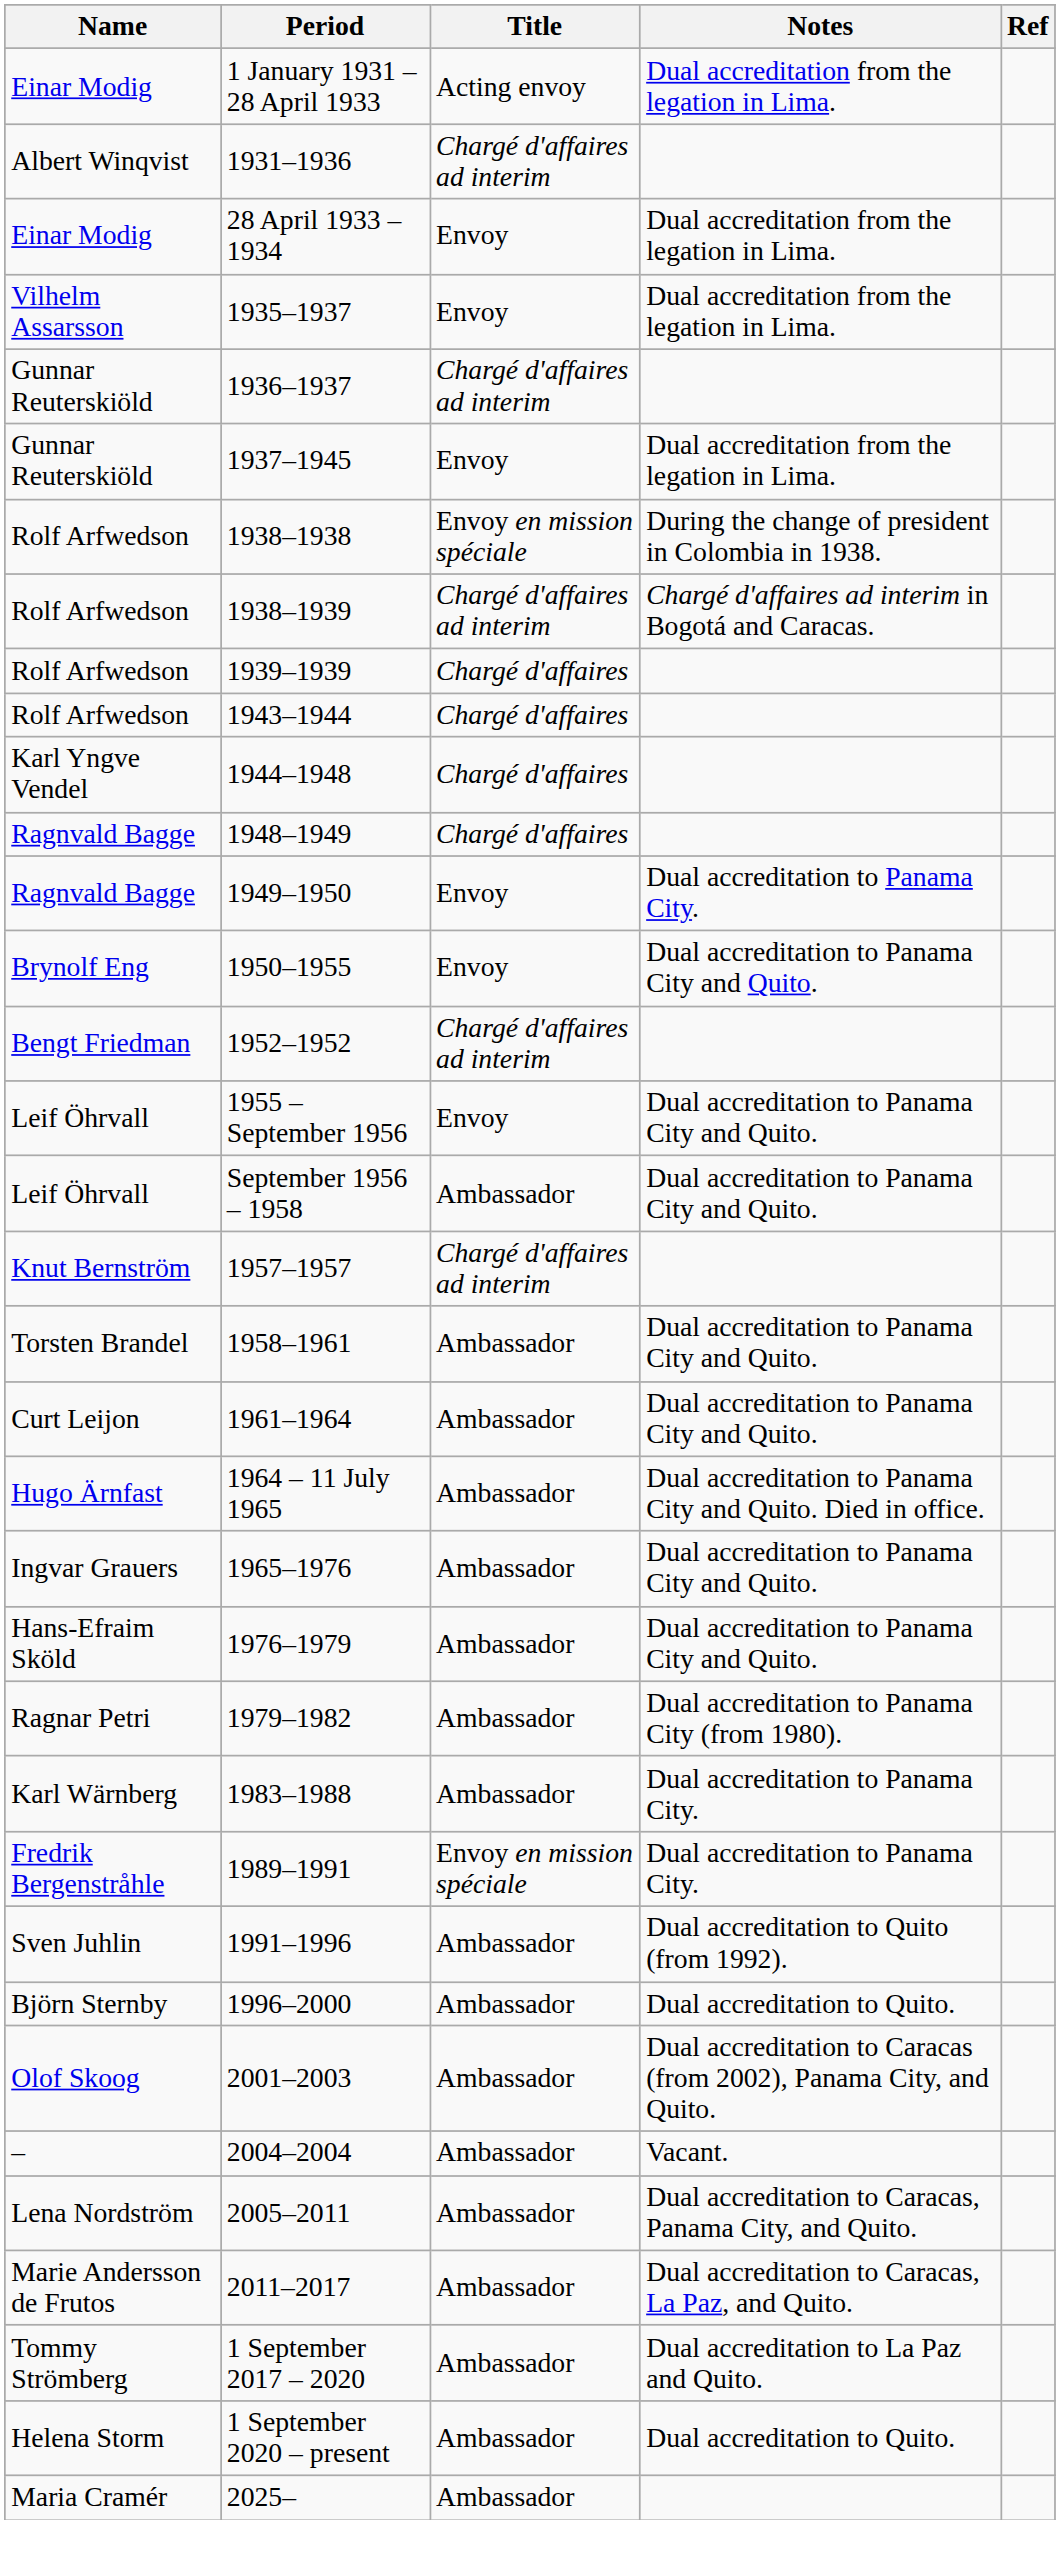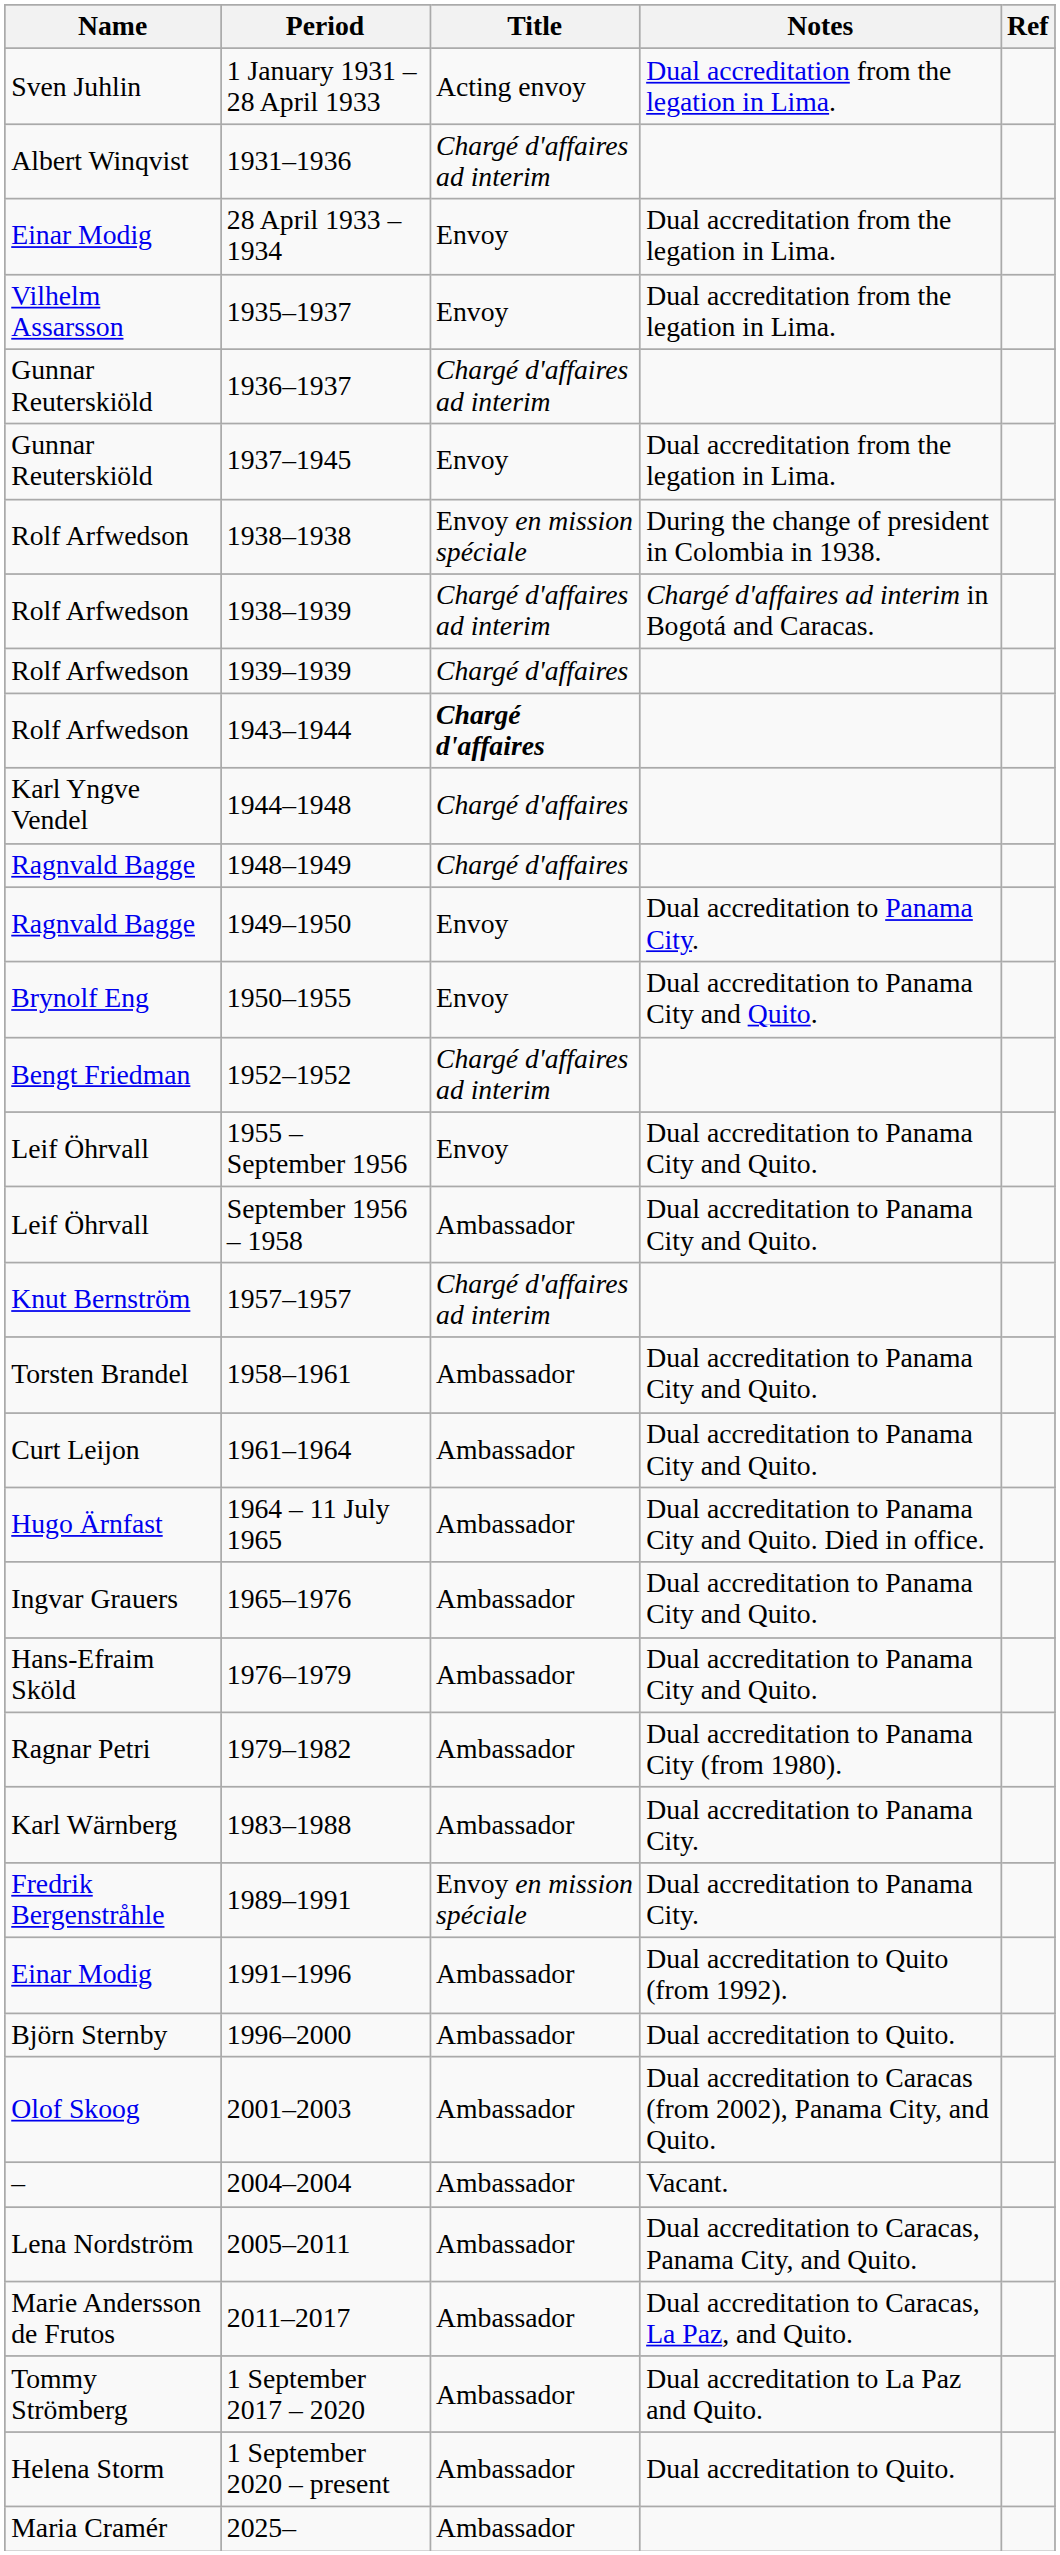(82, 85) Einar Modig -> (76, 85) Sven Juhlin
(532, 714) normal -> (490, 730) bold
(76, 1943) Sven Juhlin -> (82, 1974) Einar Modig
